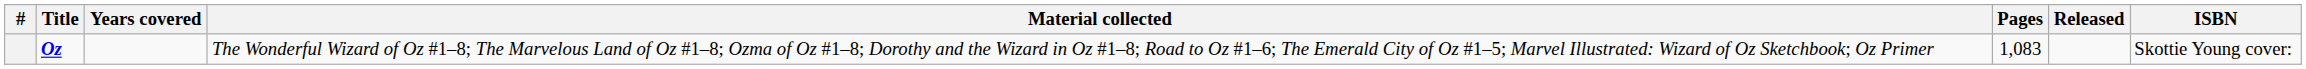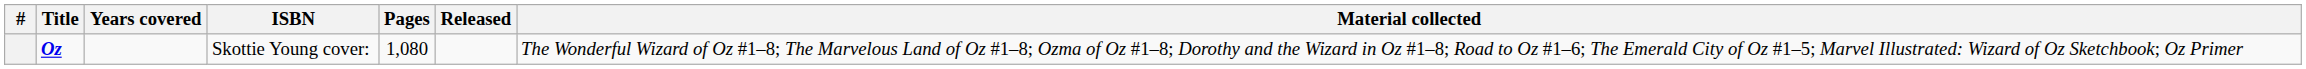columns swapped: (1100, 19) <-> (2216, 19)
(2020, 49) 1,083 -> (407, 49) 1,080
